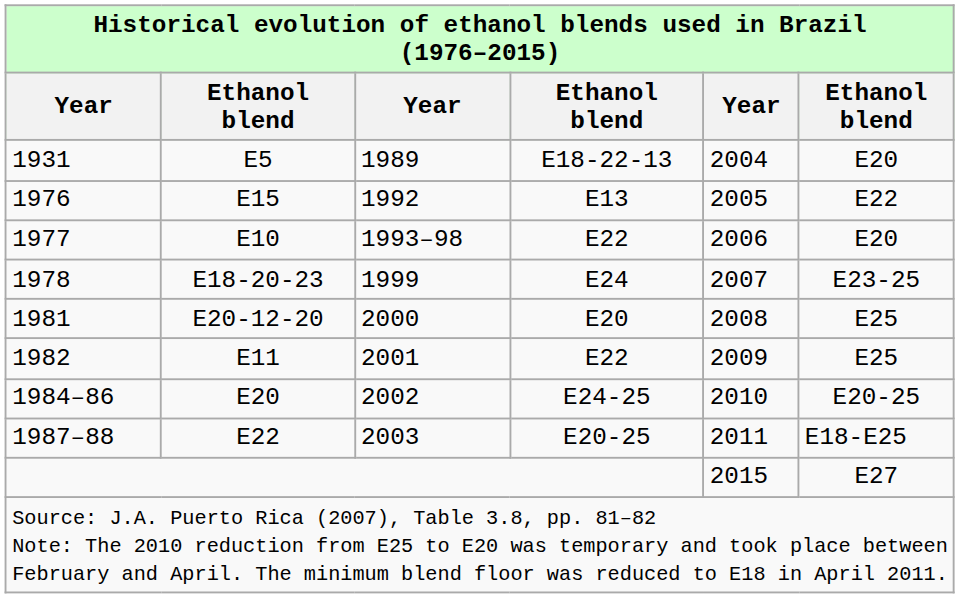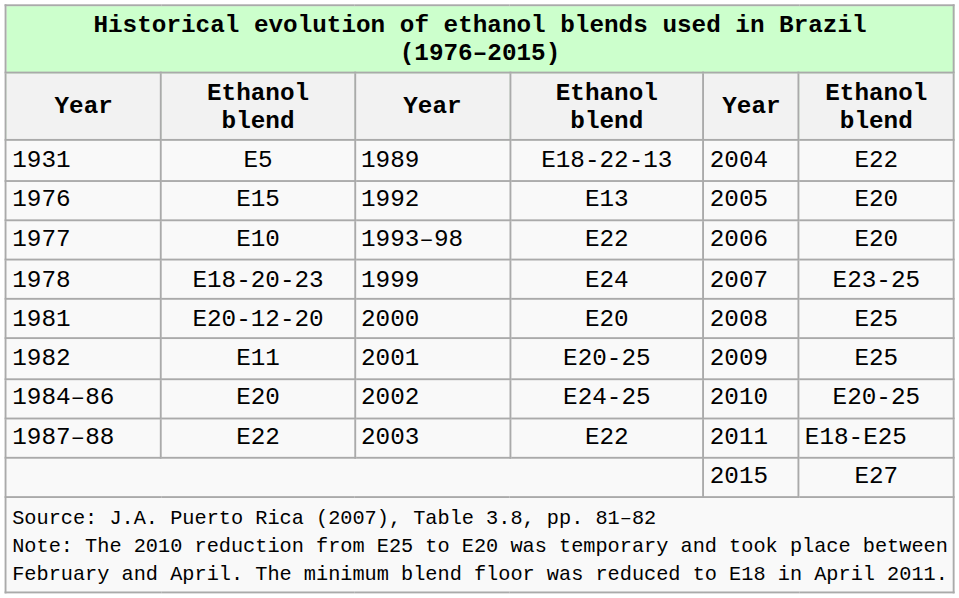(876, 160) E20 -> (876, 160) E22
(876, 200) E22 -> (876, 200) E20
(607, 358) E22 -> (607, 358) E20-25
(607, 438) E20-25 -> (607, 438) E22
